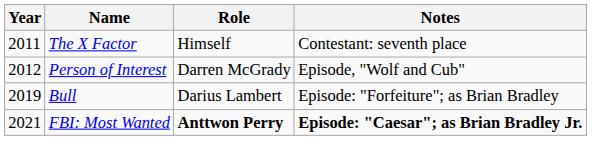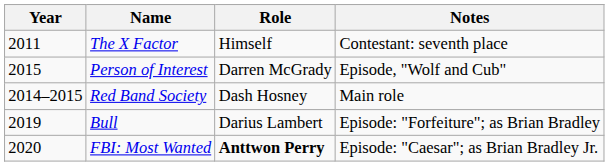(25, 69) 2012 -> (25, 69) 2015
+ row: (148, 95)
(25, 122) 2021 -> (25, 148) 2020
(440, 122) bold -> (469, 148) normal
